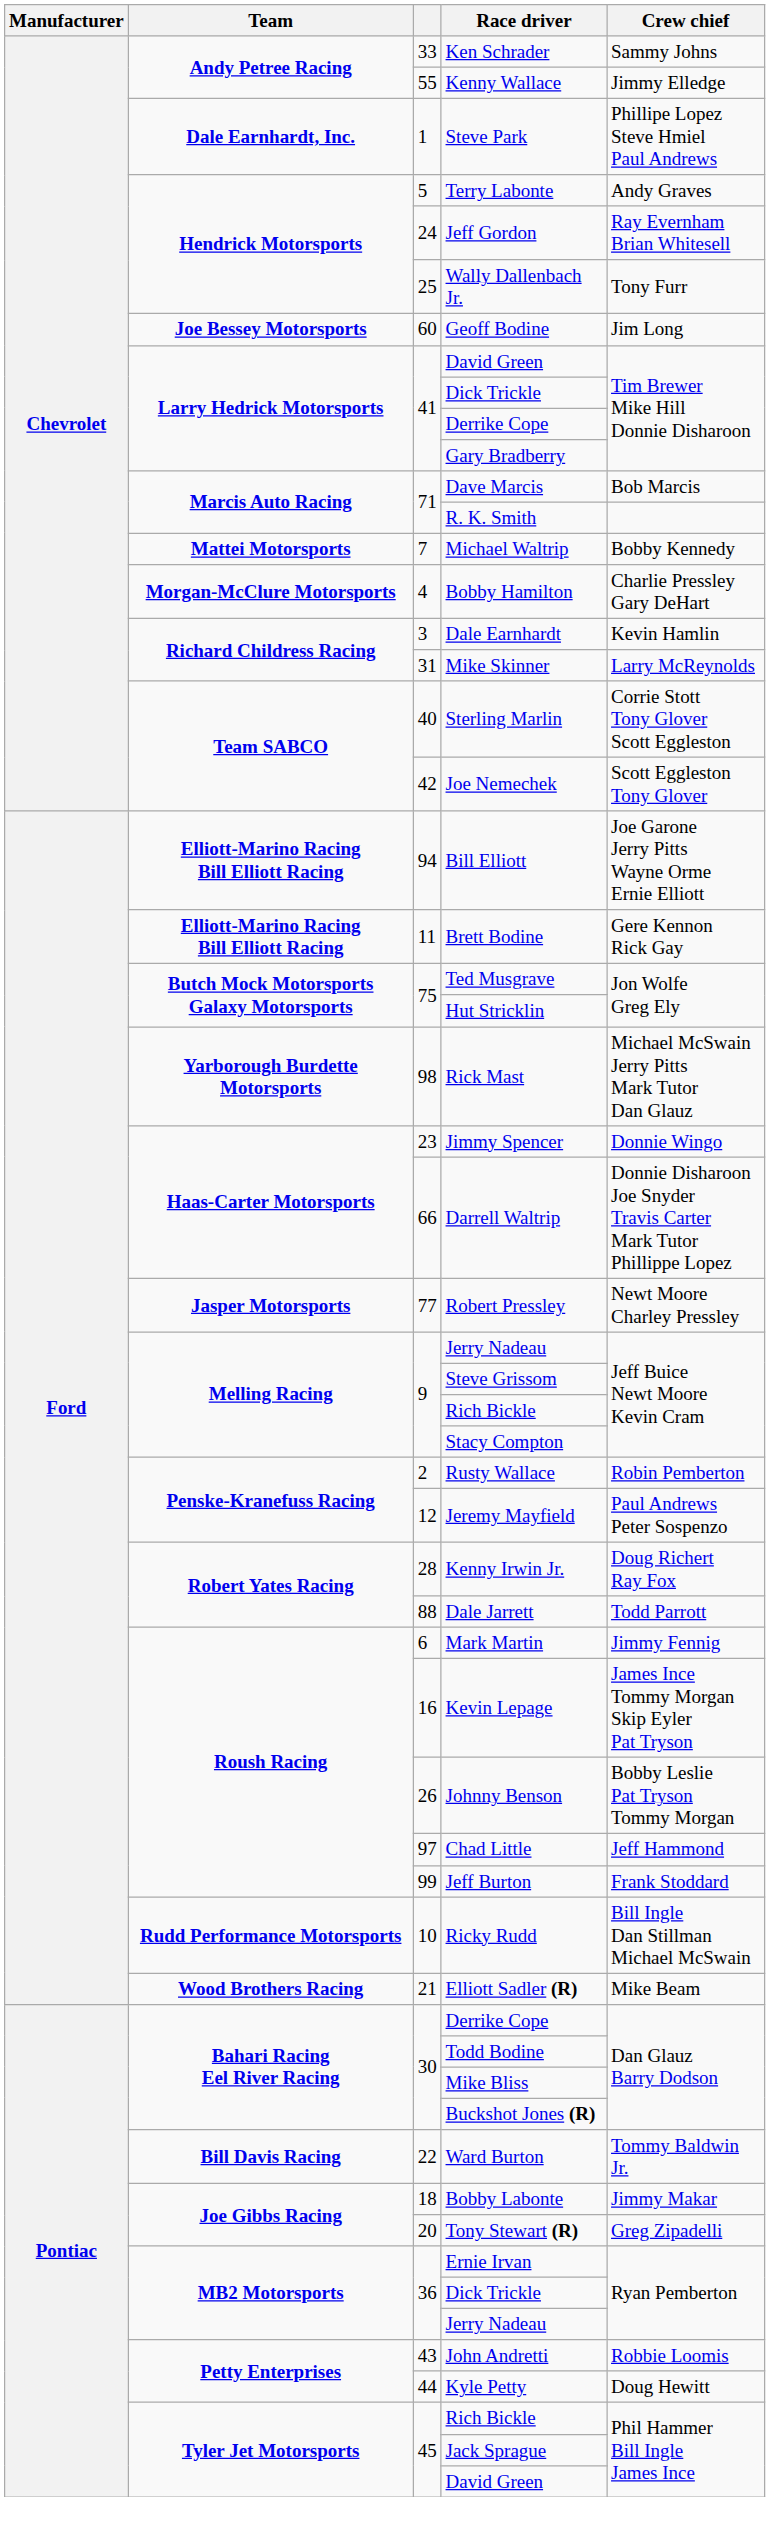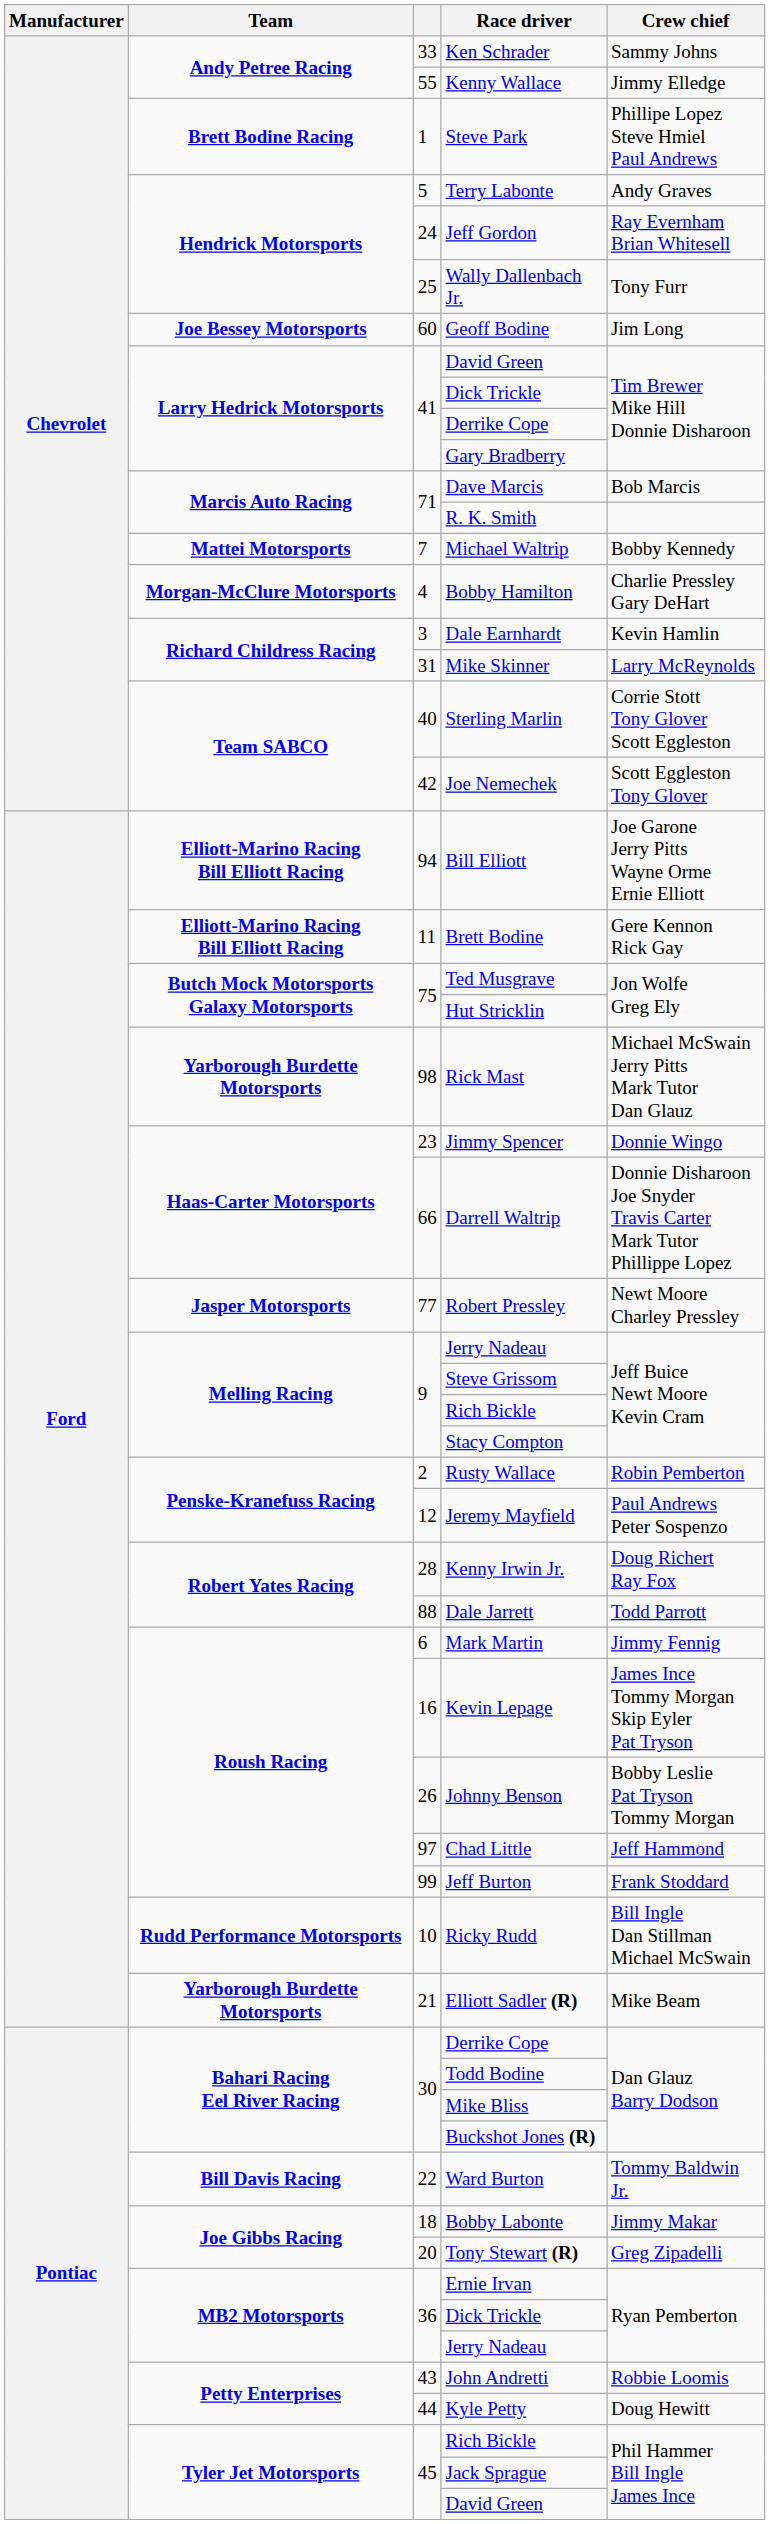(271, 136) Dale Earnhardt, Inc. -> (271, 136) Brett Bodine Racing
(271, 1988) Wood Brothers Racing -> (271, 1999) Yarborough Burdette Motorsports
